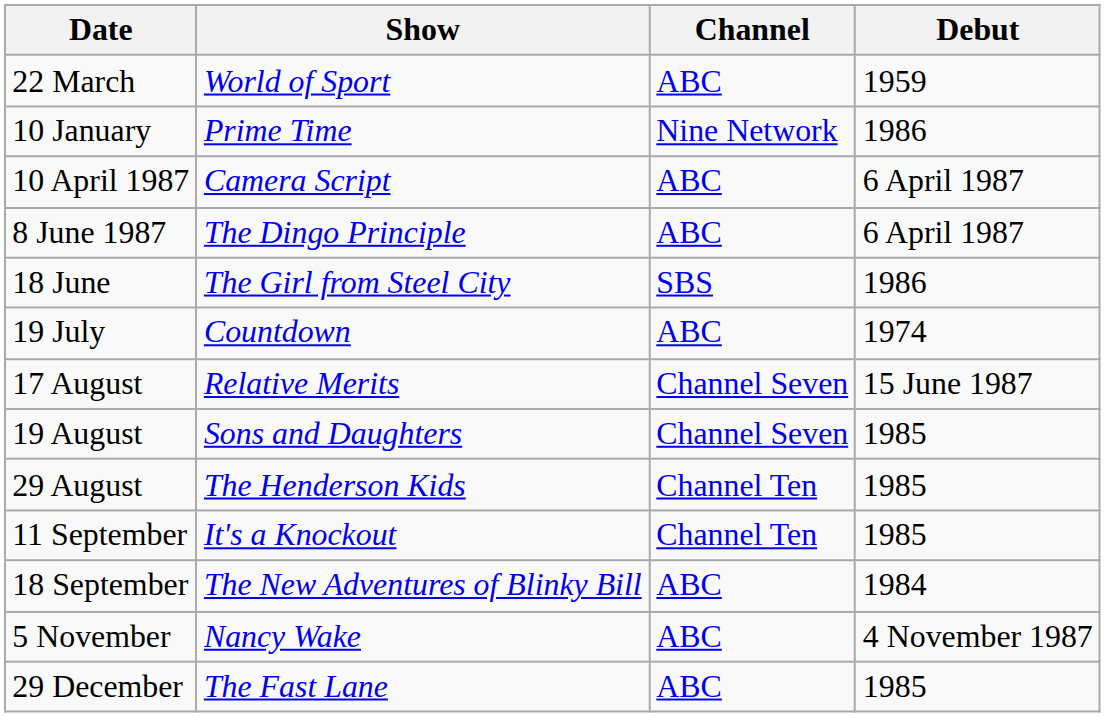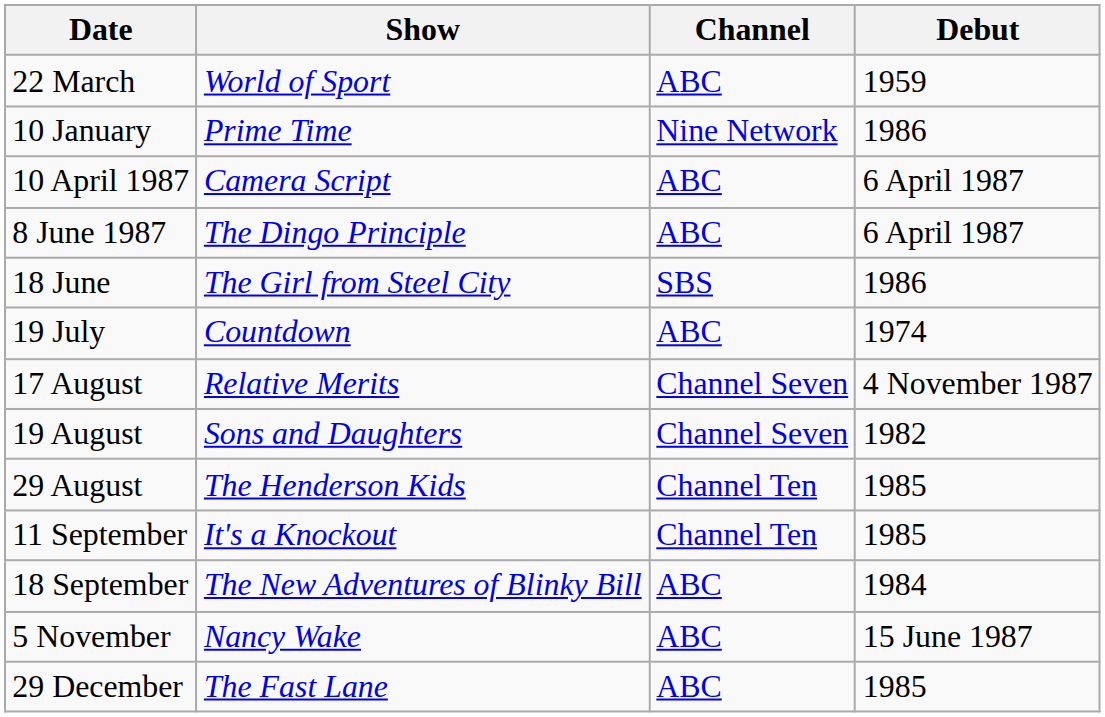(948, 383) 15 June 1987 -> (978, 383) 4 November 1987
(895, 433) 1985 -> (895, 433) 1982
(978, 635) 4 November 1987 -> (948, 635) 15 June 1987
